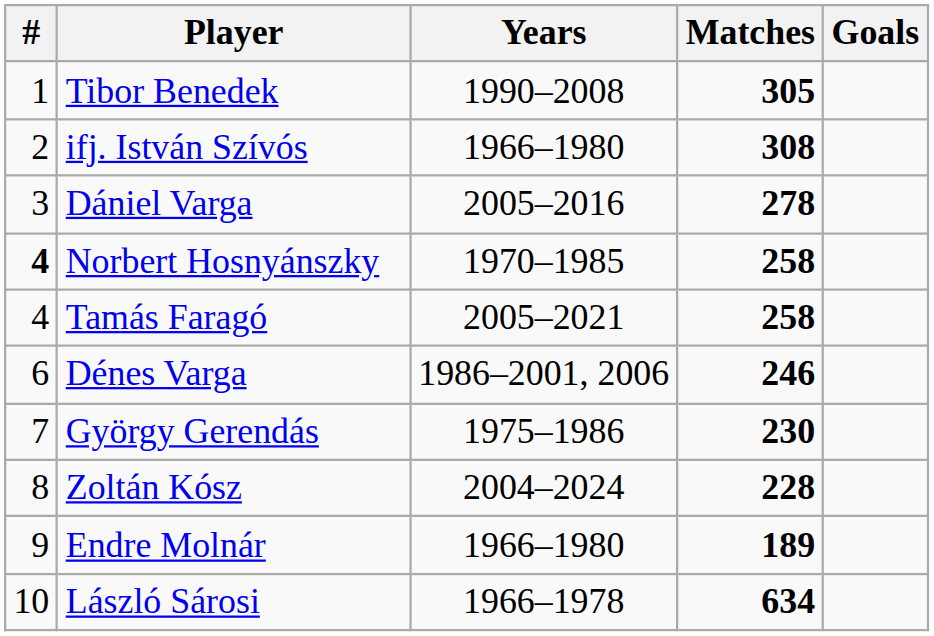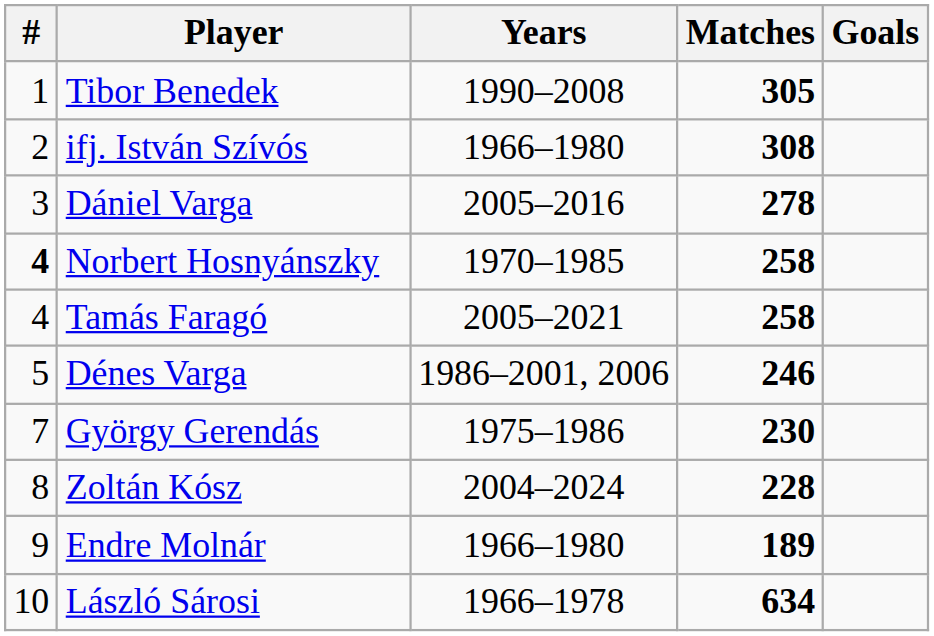(40, 373) 6 -> (40, 373) 5
